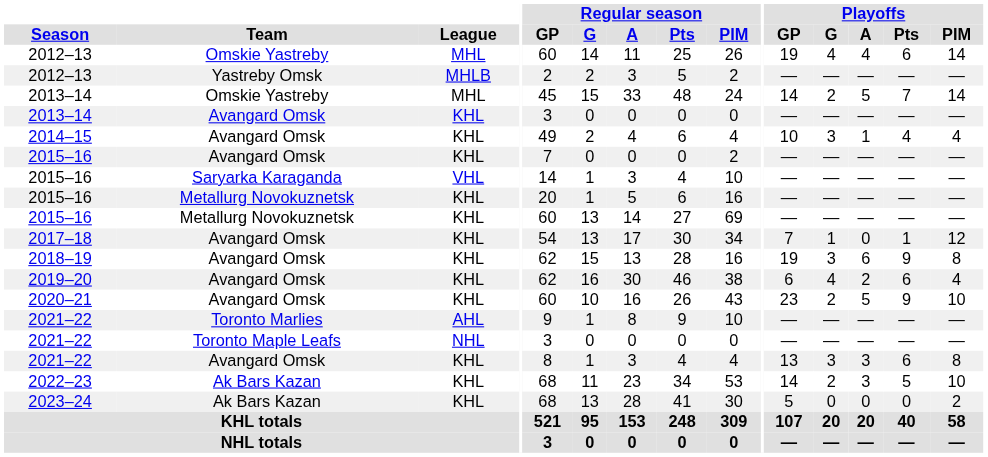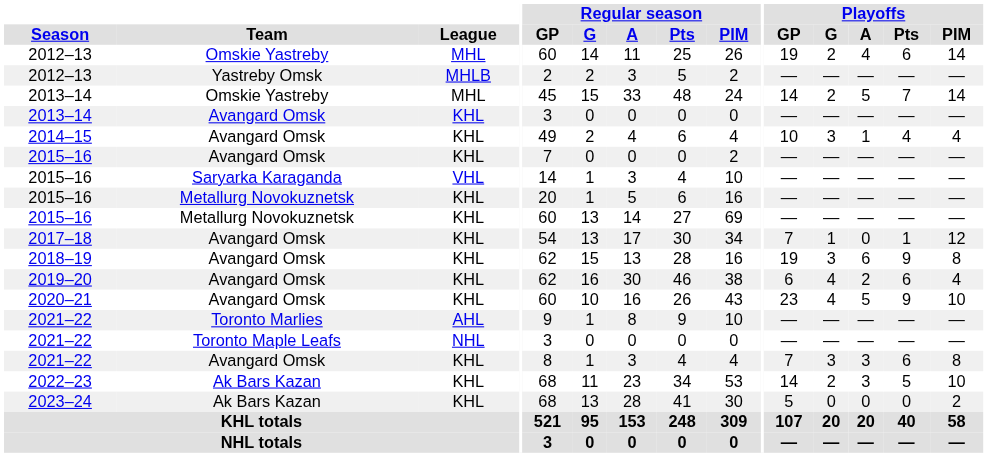(831, 54) 4 -> (831, 54) 2
(831, 299) 2 -> (831, 299) 4
(789, 360) 13 -> (789, 360) 7
